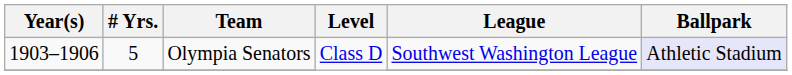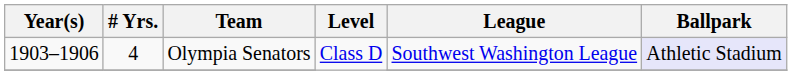(133, 53) 5 -> (133, 53) 4
